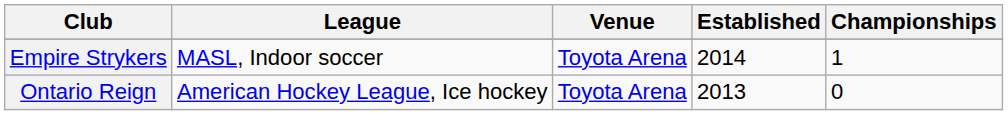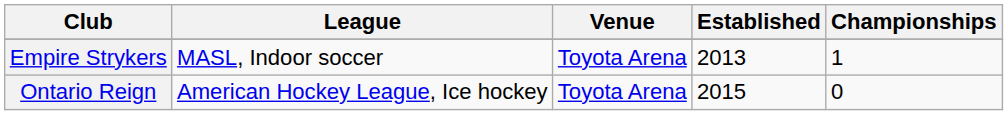(721, 57) 2014 -> (721, 57) 2013
(721, 92) 2013 -> (721, 92) 2015
